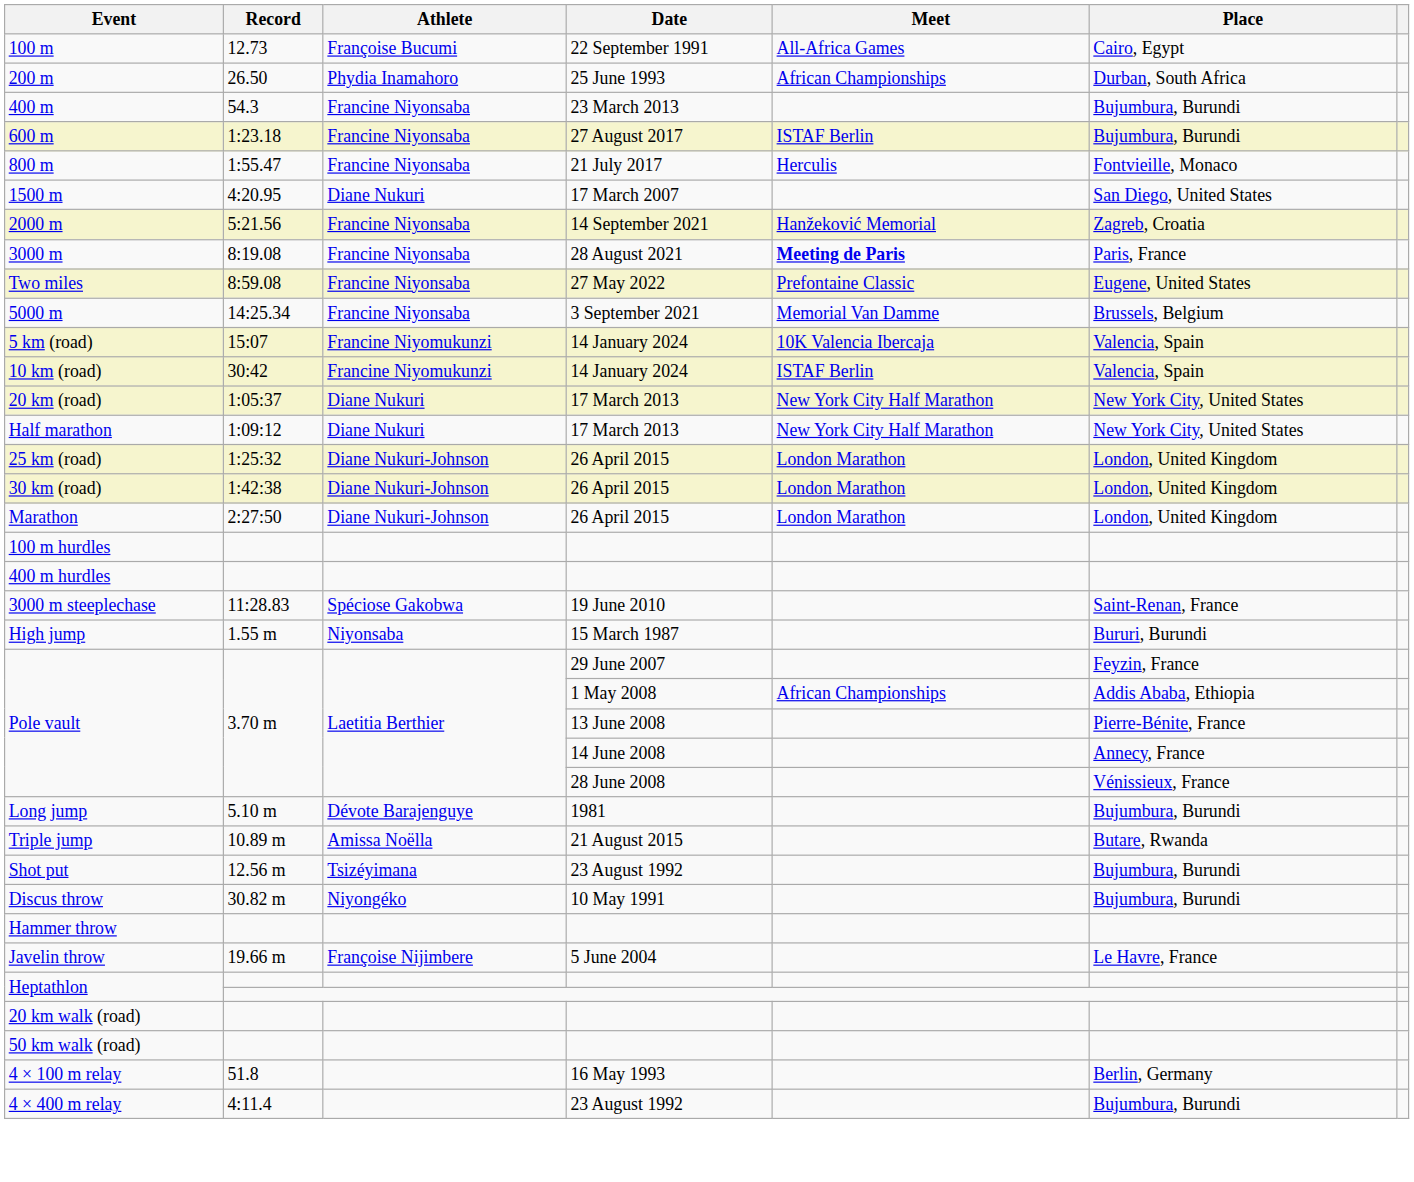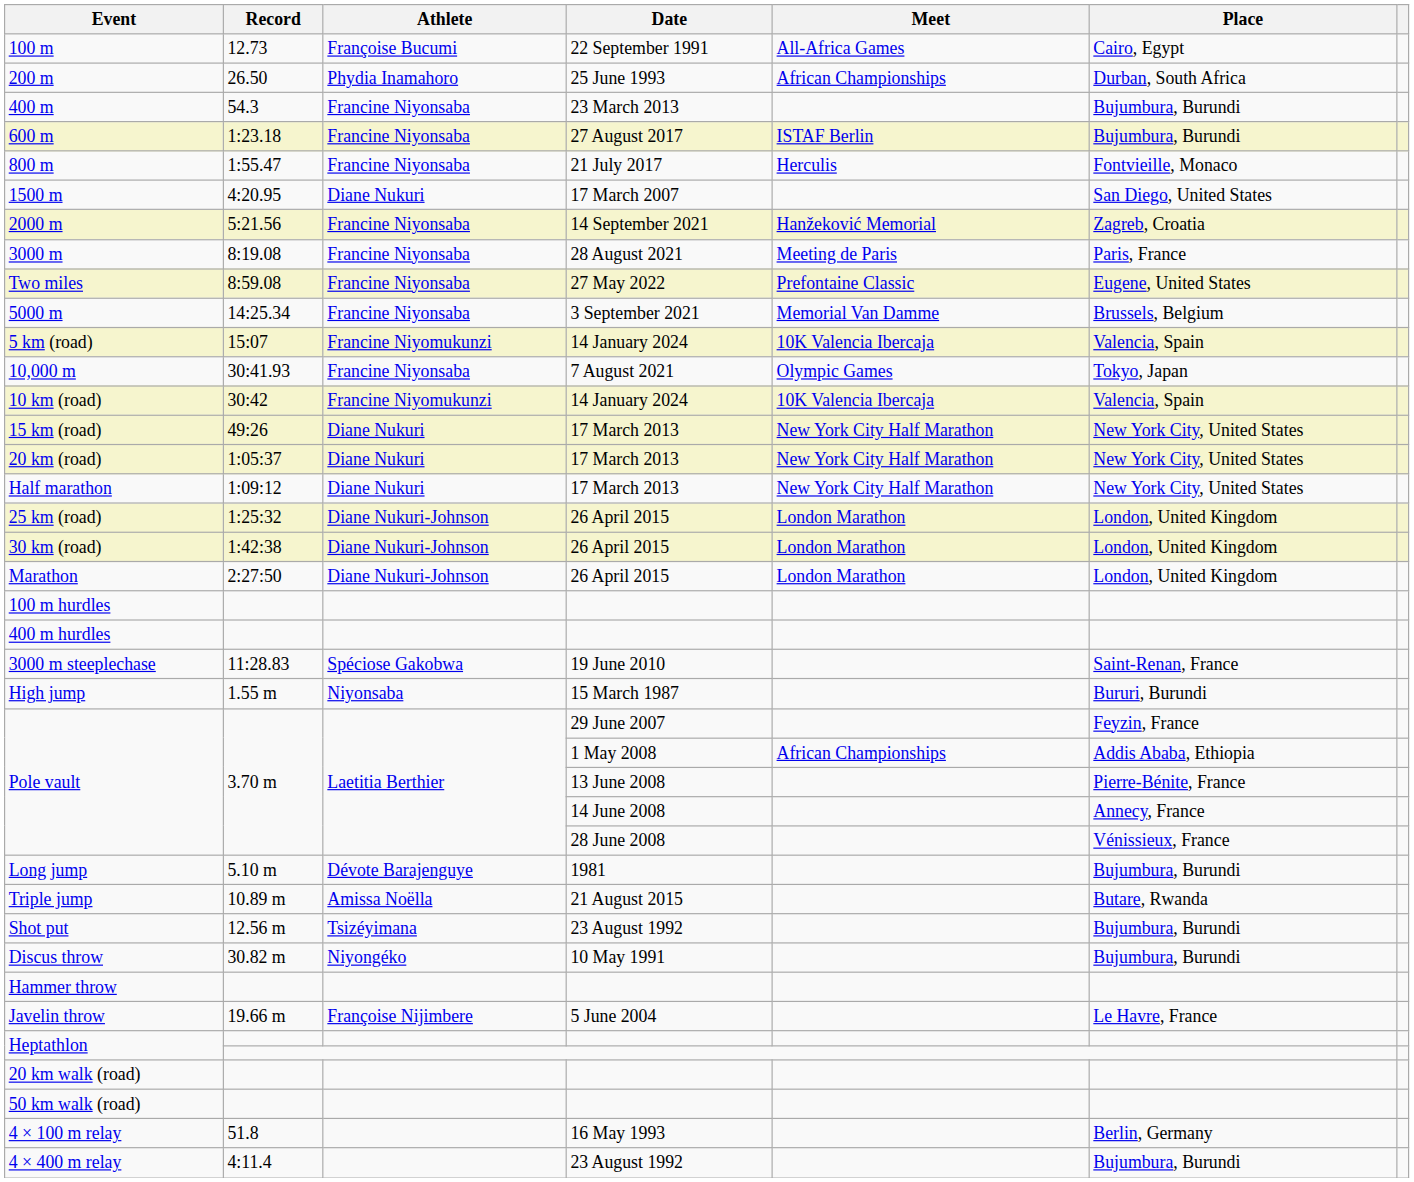(841, 253) bold -> (837, 253) normal
+ row: (42, 371)
(825, 371) ISTAF Berlin -> (855, 400) 10K Valencia Ibercaja
+ row: (55, 429)
